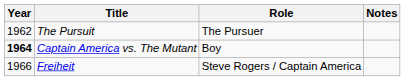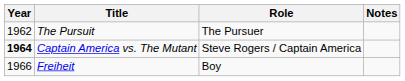(211, 48) Boy -> (281, 48) Steve Rogers / Captain America
(281, 66) Steve Rogers / Captain America -> (211, 66) Boy
